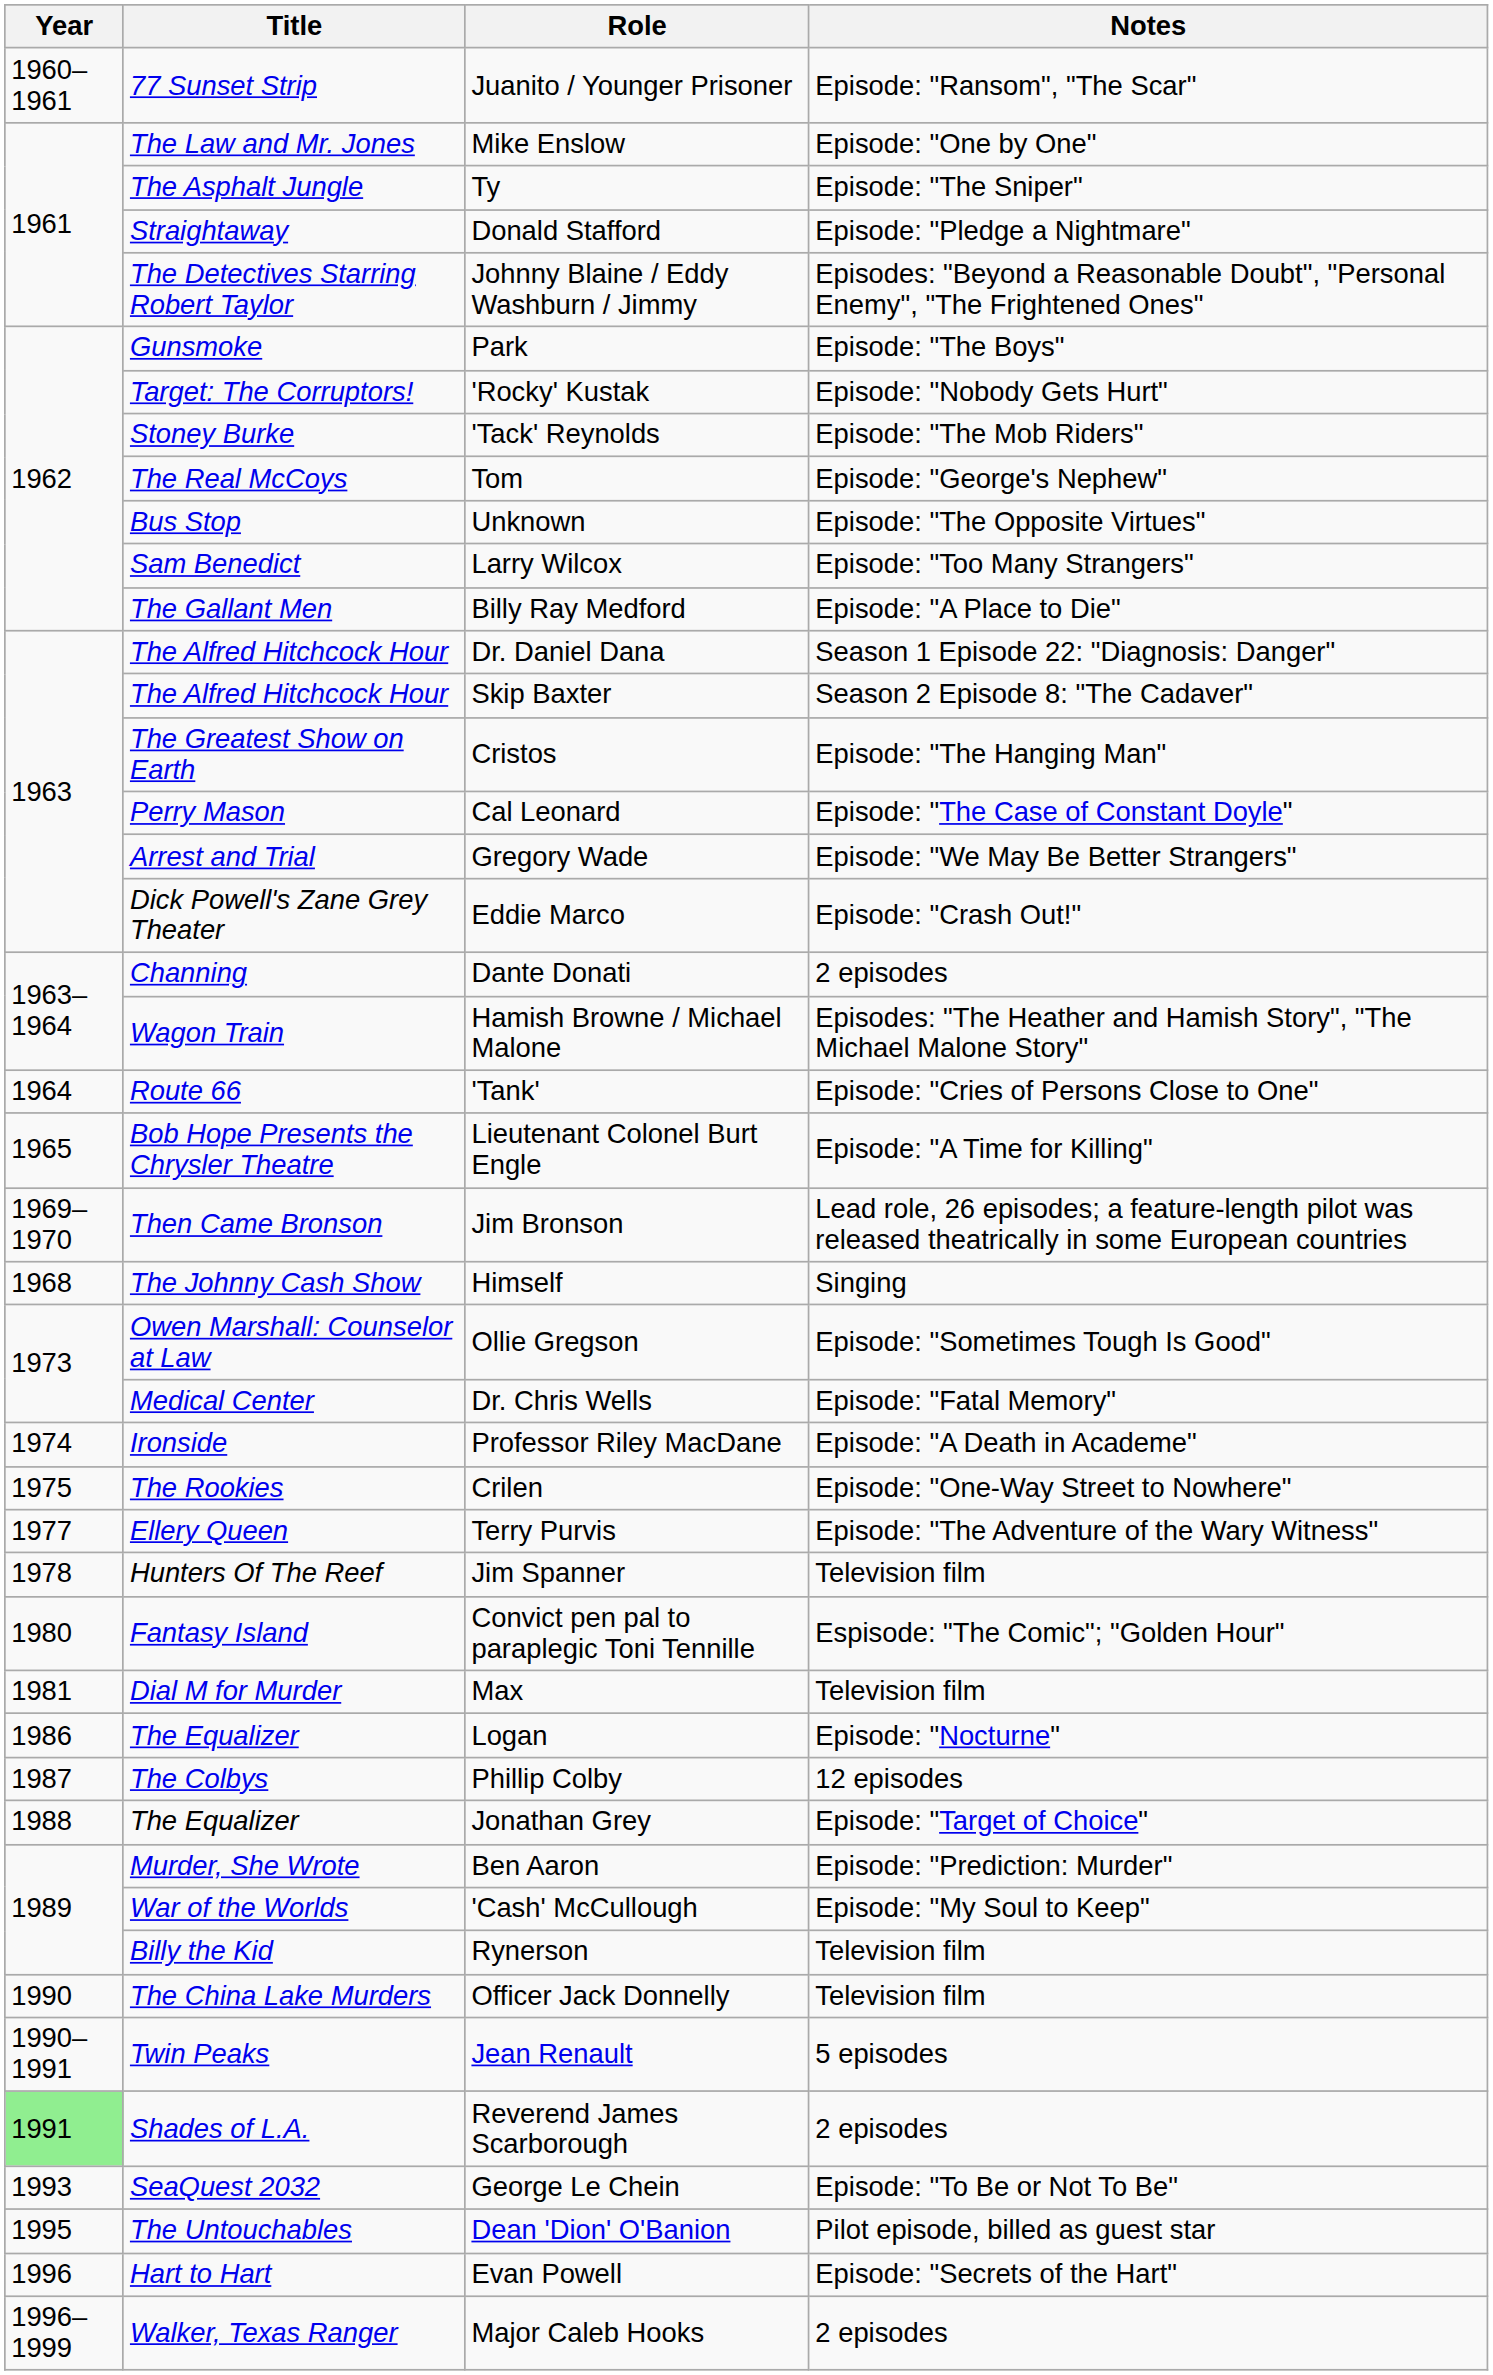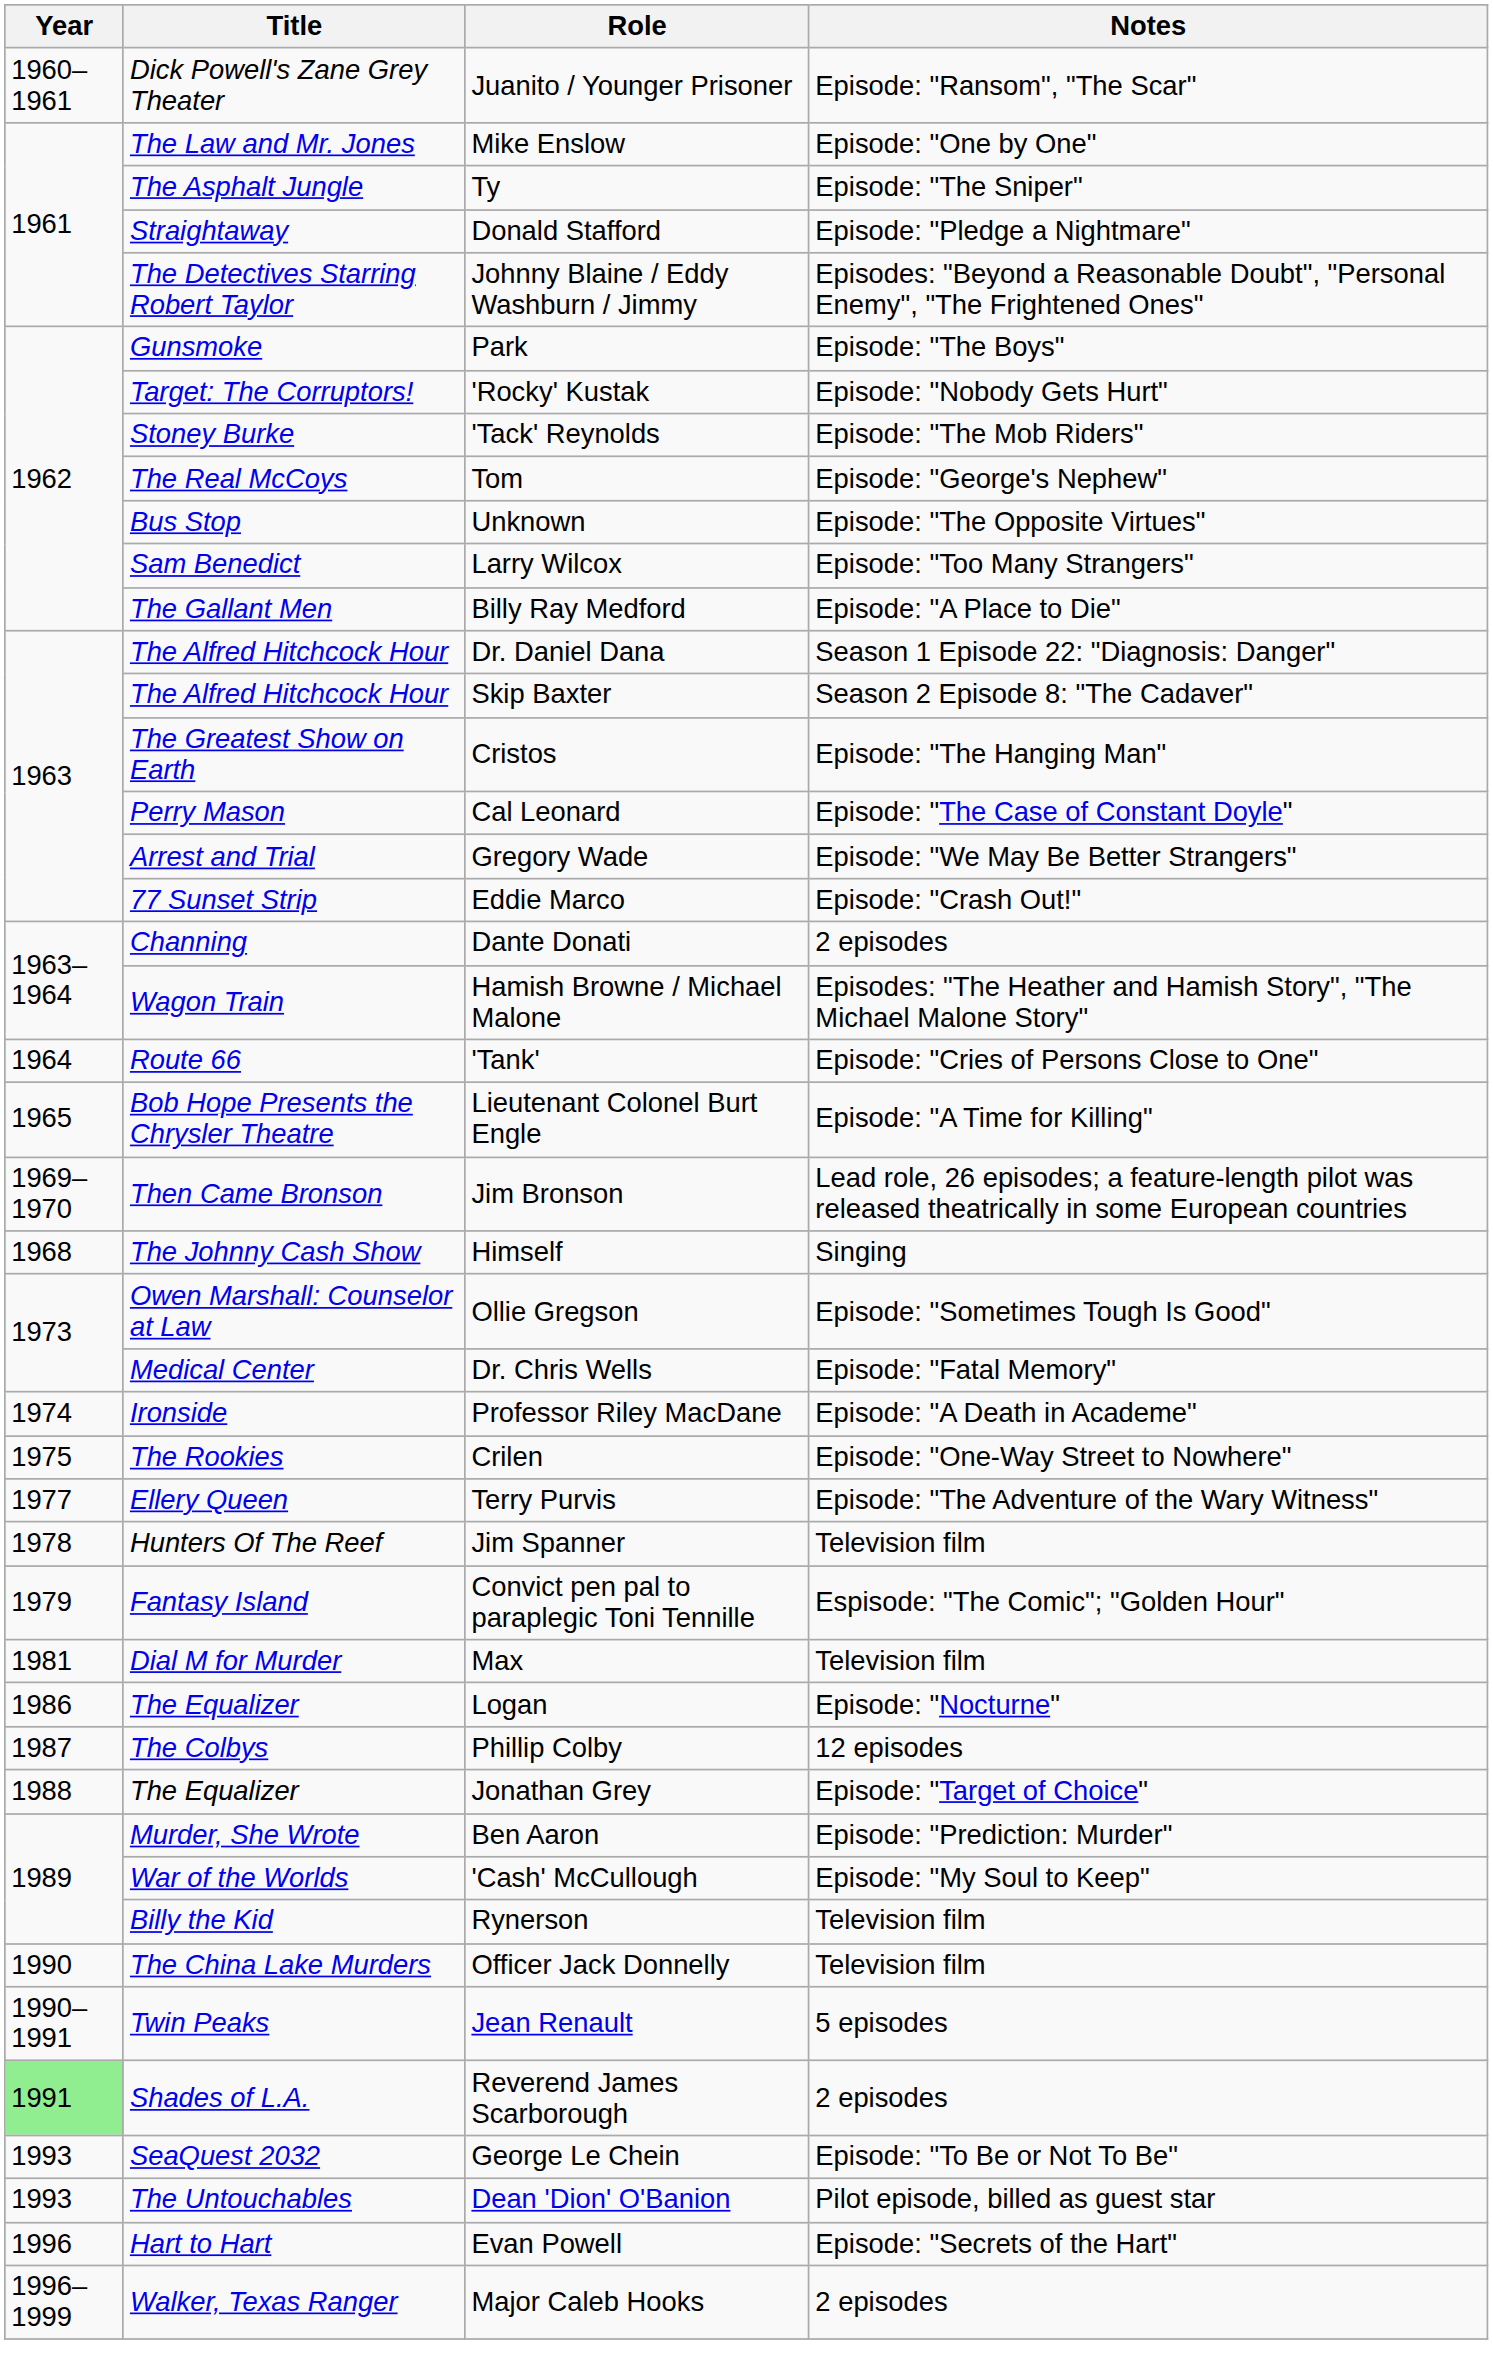(223, 84) 77 Sunset Strip -> (279, 84) Dick Powell's Zane Grey Theater
(279, 914) Dick Powell's Zane Grey Theater -> (223, 899) 77 Sunset Strip
(42, 1632) 1980 -> (42, 1602) 1979
(42, 2230) 1995 -> (42, 2199) 1993
